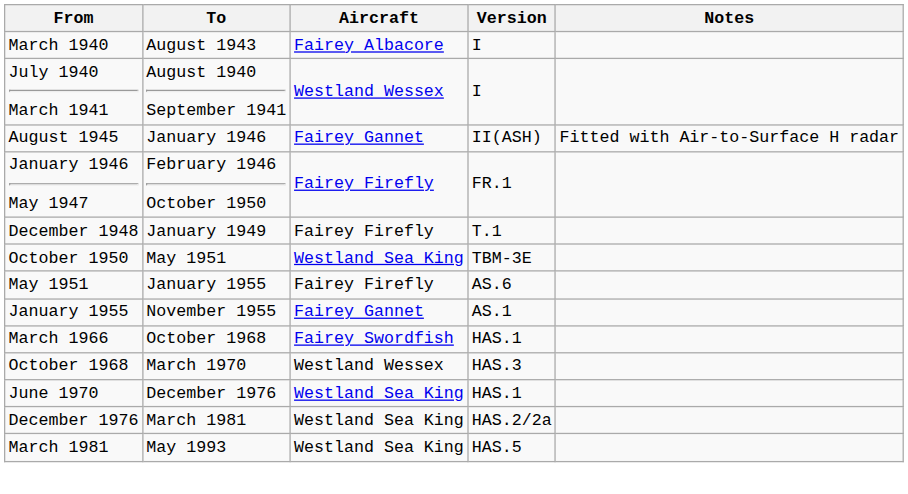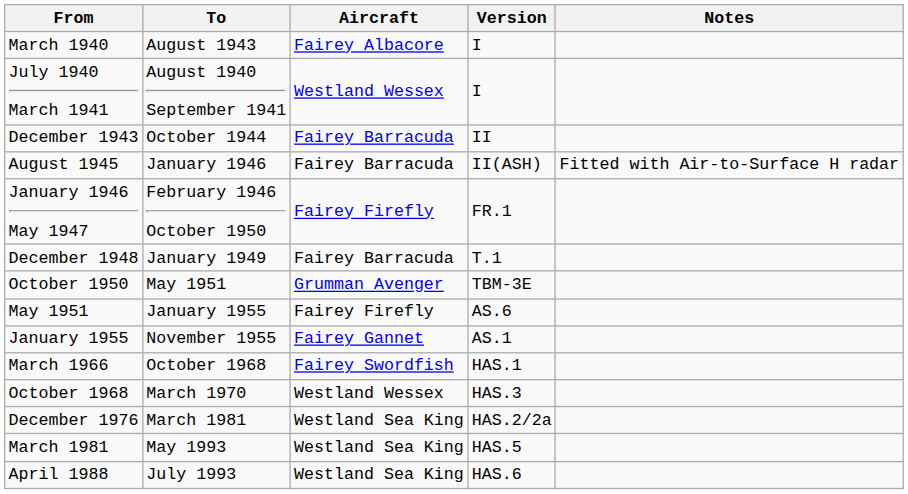+ row: (74, 138)
(359, 138) Fairey Gannet -> (374, 165) Fairey Barracuda
(364, 231) Fairey Firefly -> (374, 258) Fairey Barracuda
(379, 258) Westland Sea King -> (369, 285) Grumman Avenger
- row: (54, 393)
+ row: (59, 475)
